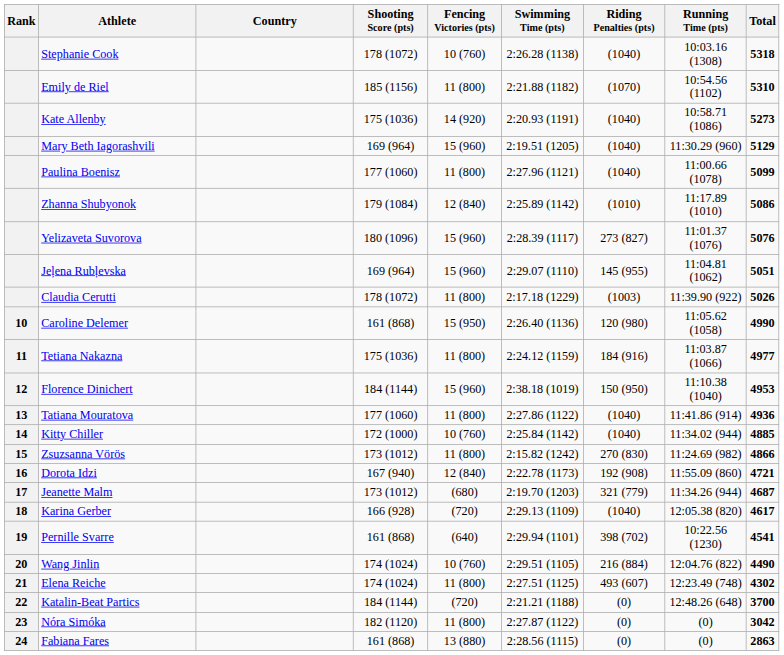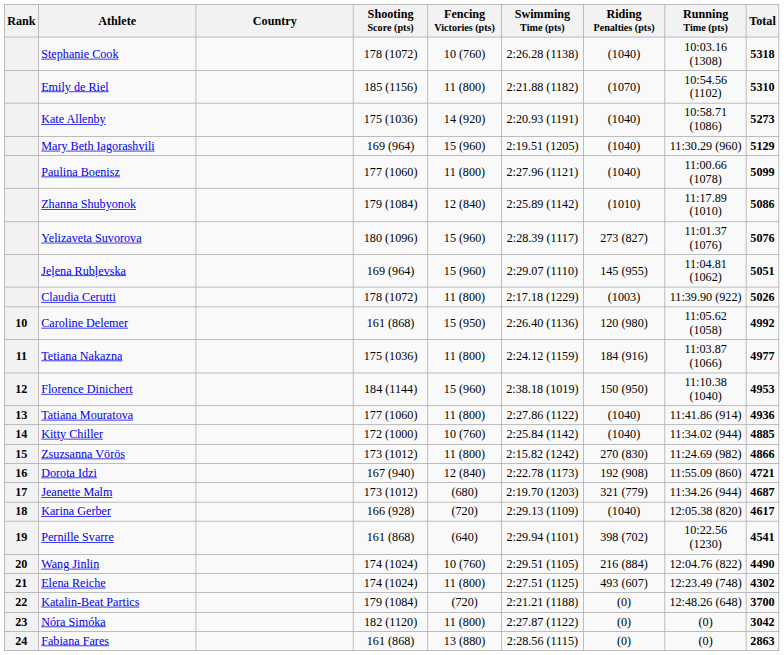(763, 323) 4990 -> (763, 323) 4992
(391, 602) 184 (1144) -> (391, 602) 179 (1084)
